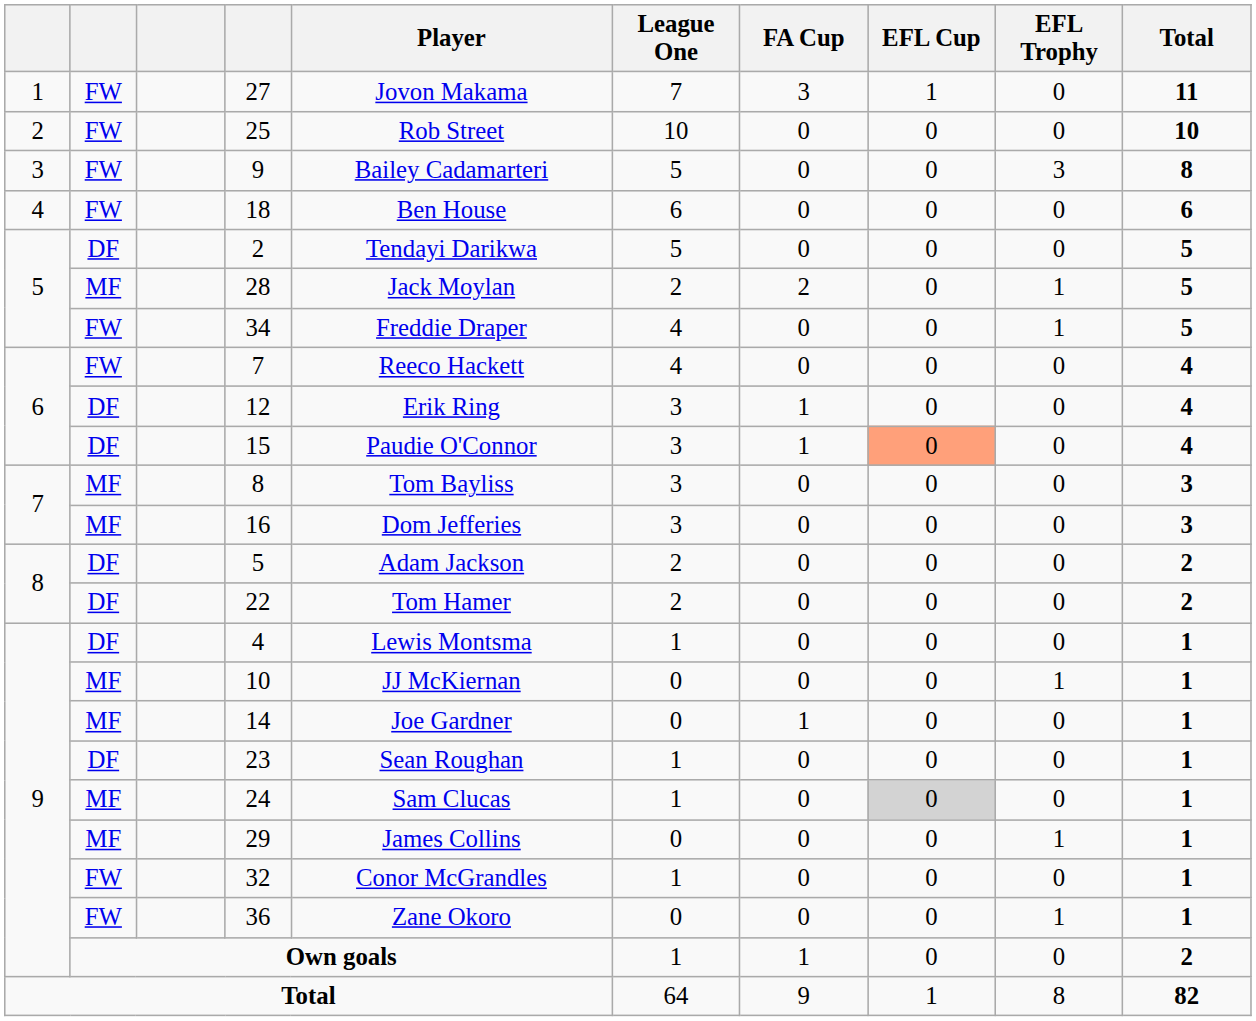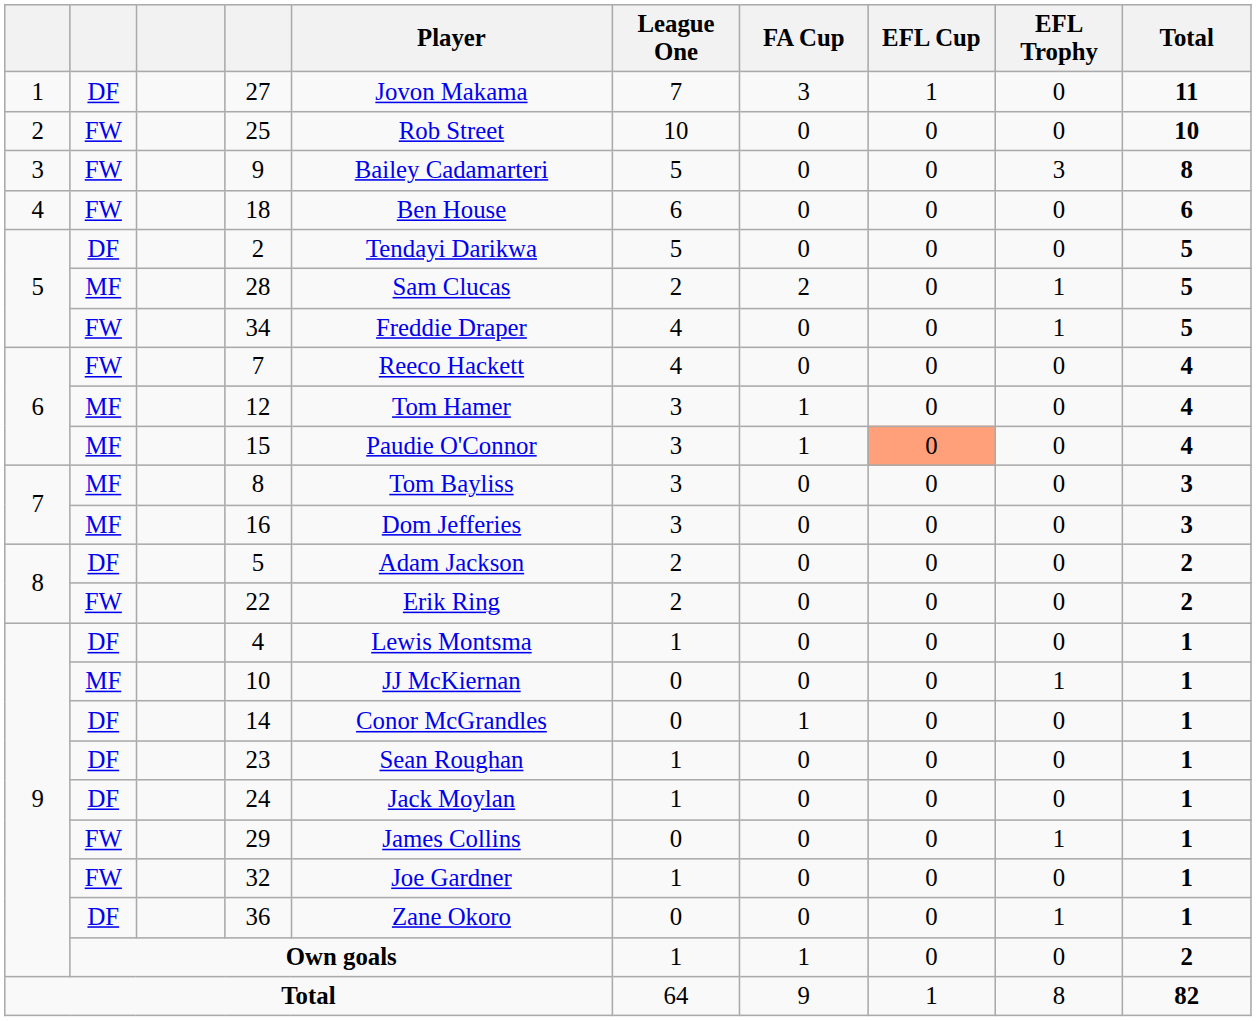(103, 91) FW -> (103, 91) DF
(451, 288) Jack Moylan -> (451, 288) Sam Clucas
(103, 406) DF -> (103, 406) MF
(451, 406) Erik Ring -> (451, 406) Tom Hamer
(103, 445) DF -> (103, 445) MF
(103, 602) DF -> (103, 602) FW
(451, 602) Tom Hamer -> (451, 602) Erik Ring
(103, 720) MF -> (103, 720) DF
(451, 720) Joe Gardner -> (451, 720) Conor McGrandles
(103, 799) MF -> (103, 799) DF
(451, 799) Sam Clucas -> (451, 799) Jack Moylan
(931, 799) lightgrey background -> (931, 799) no background
(103, 838) MF -> (103, 838) FW
(451, 878) Conor McGrandles -> (451, 878) Joe Gardner
(103, 917) FW -> (103, 917) DF
